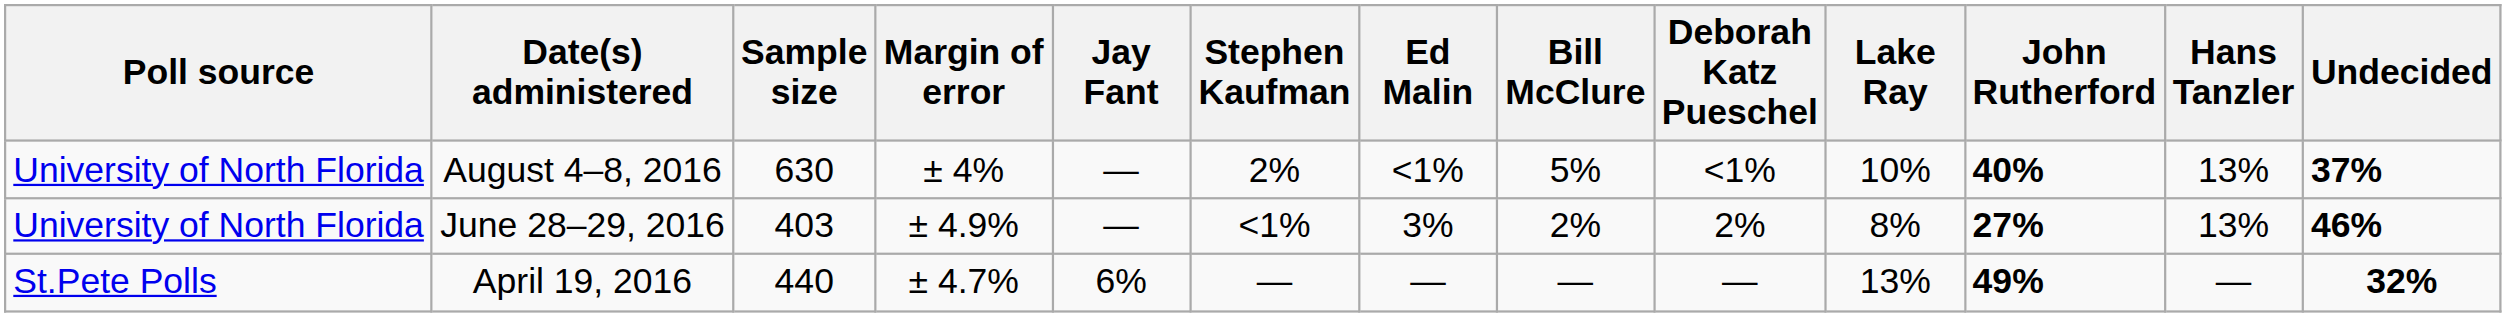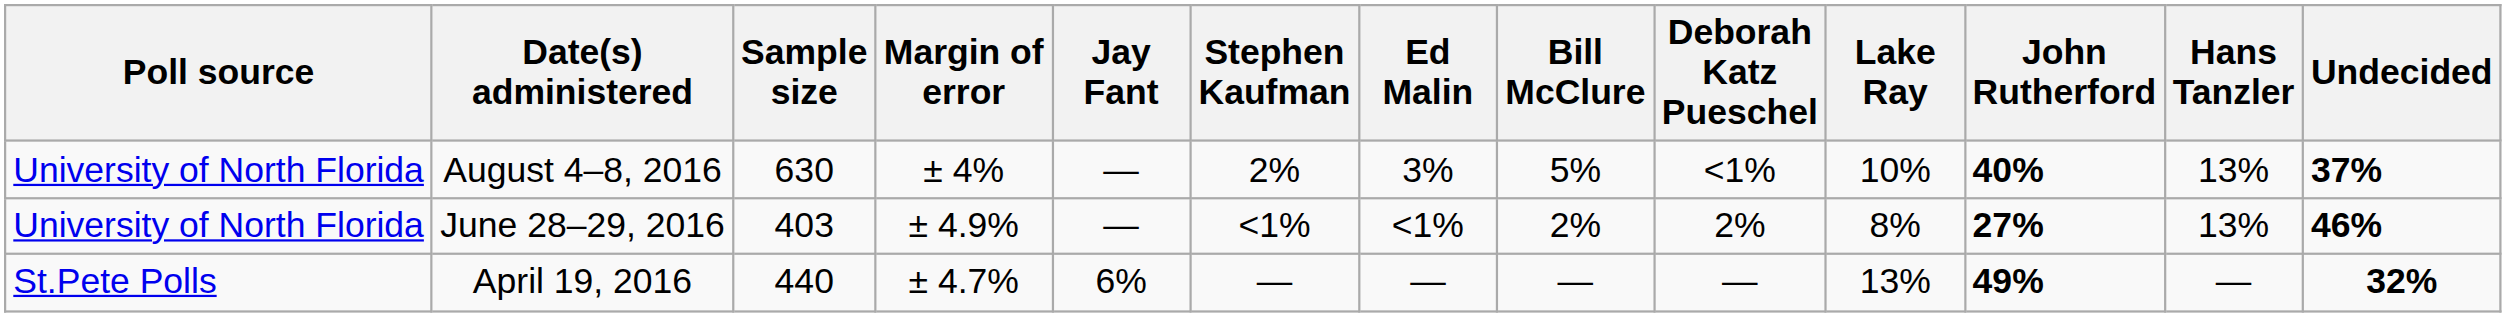(1428, 168) <1% -> (1428, 168) 3%
(1428, 225) 3% -> (1428, 225) <1%
